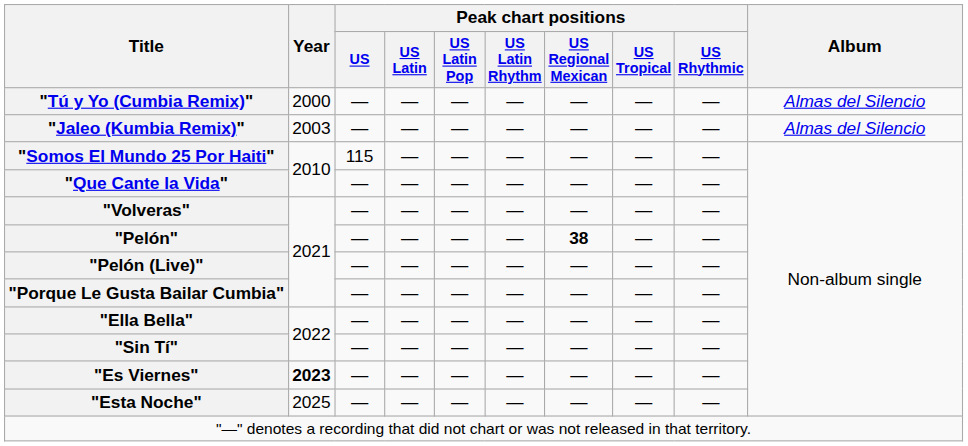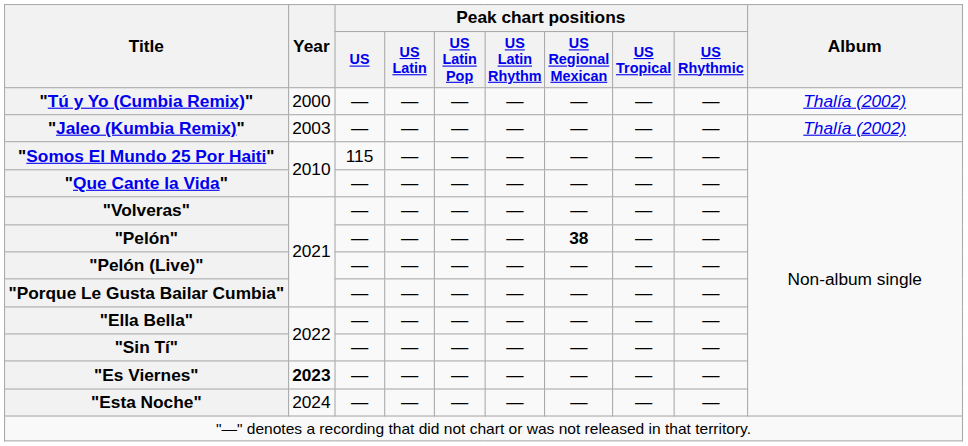(855, 101) Almas del Silencio -> (855, 101) Thalía (2002)
(855, 128) Almas del Silencio -> (855, 128) Thalía (2002)
(311, 402) 2025 -> (311, 402) 2024
